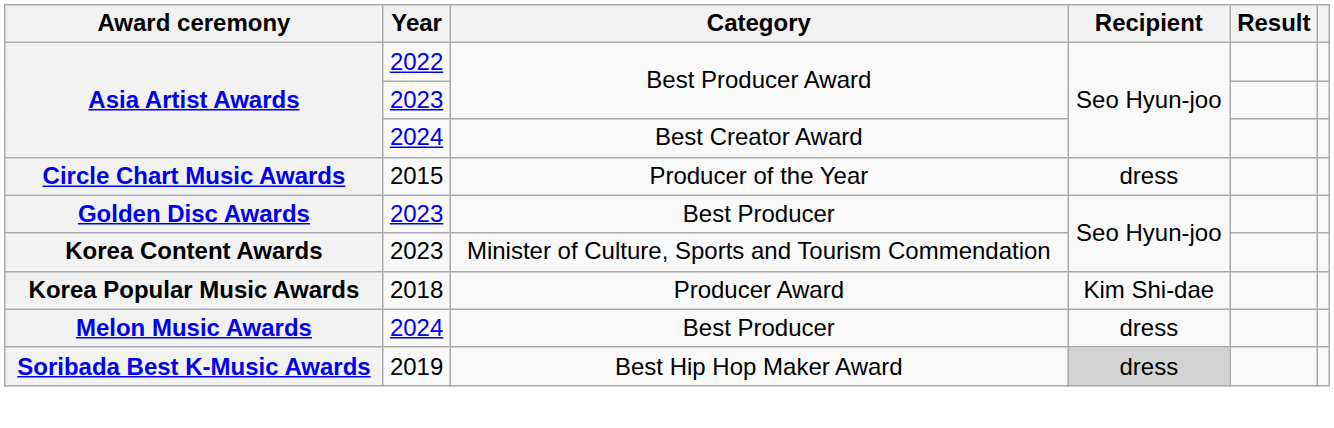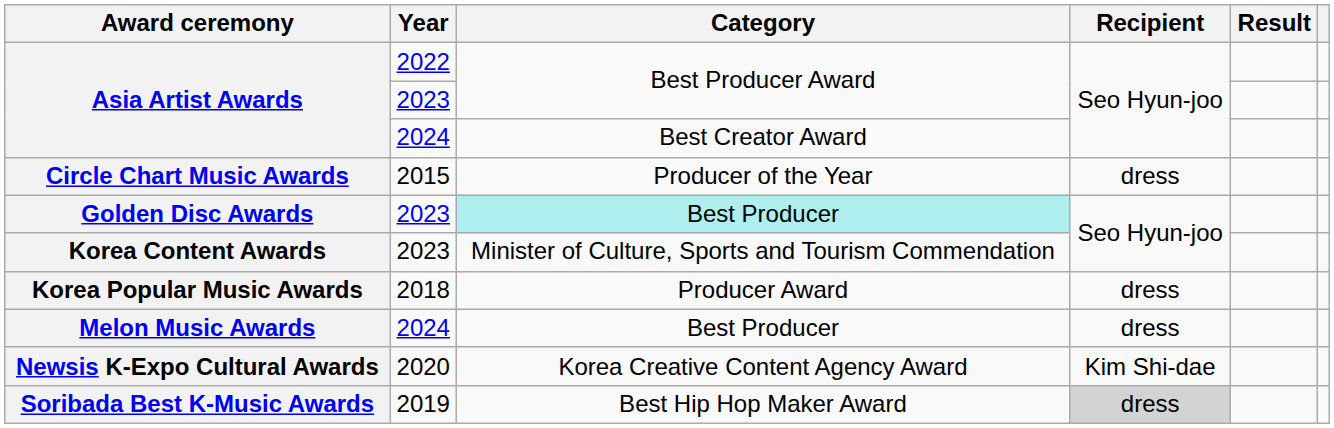(759, 213) no background -> (763, 213) paleturquoise background
(1149, 289) Kim Shi-dae -> (1150, 289) dress
+ row: (197, 366)
